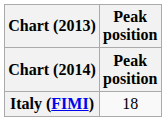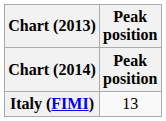(130, 103) 18 -> (130, 103) 13
